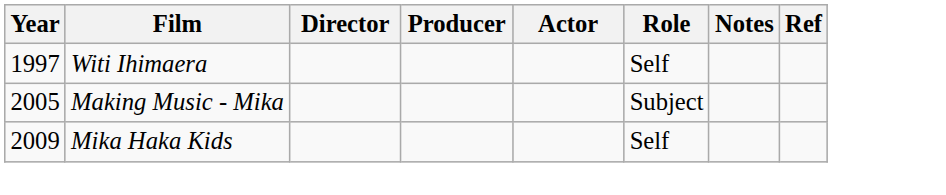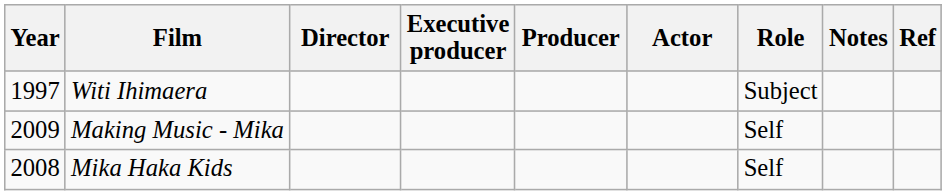+ column: (458, 37)
(649, 63) Self -> (781, 90) Subject
(35, 102) 2005 -> (35, 129) 2009
(667, 102) Subject -> (763, 129) Self
(35, 141) 2009 -> (35, 168) 2008
